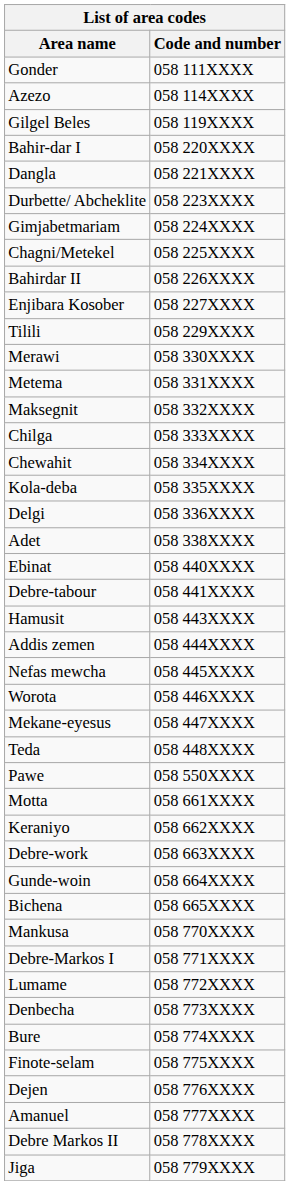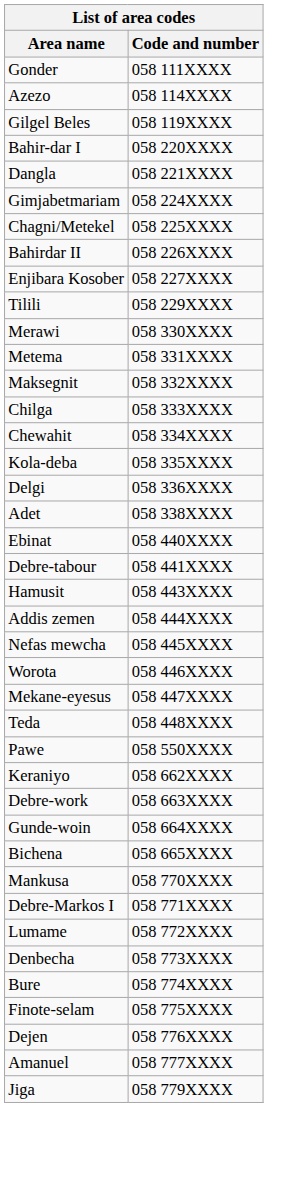- row: (77, 200)
- row: (28, 801)
- row: (63, 1141)
